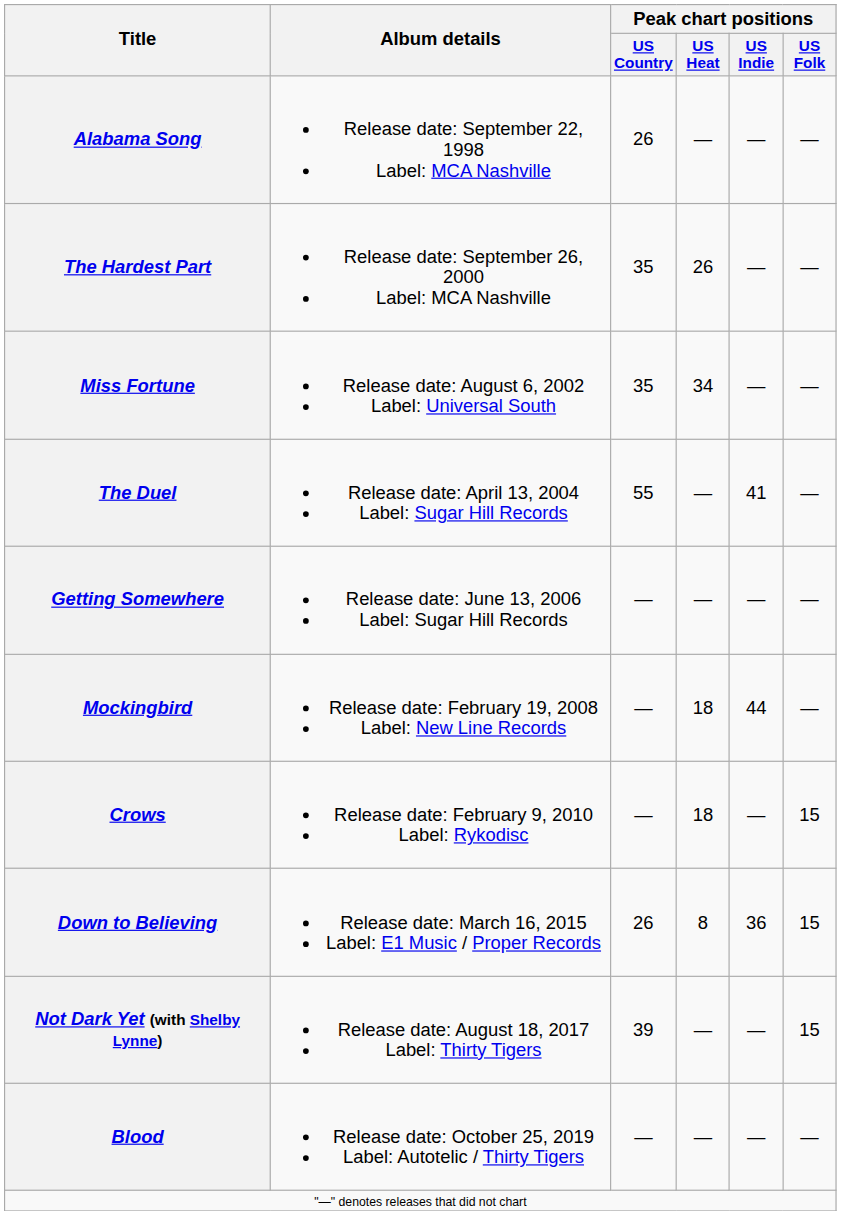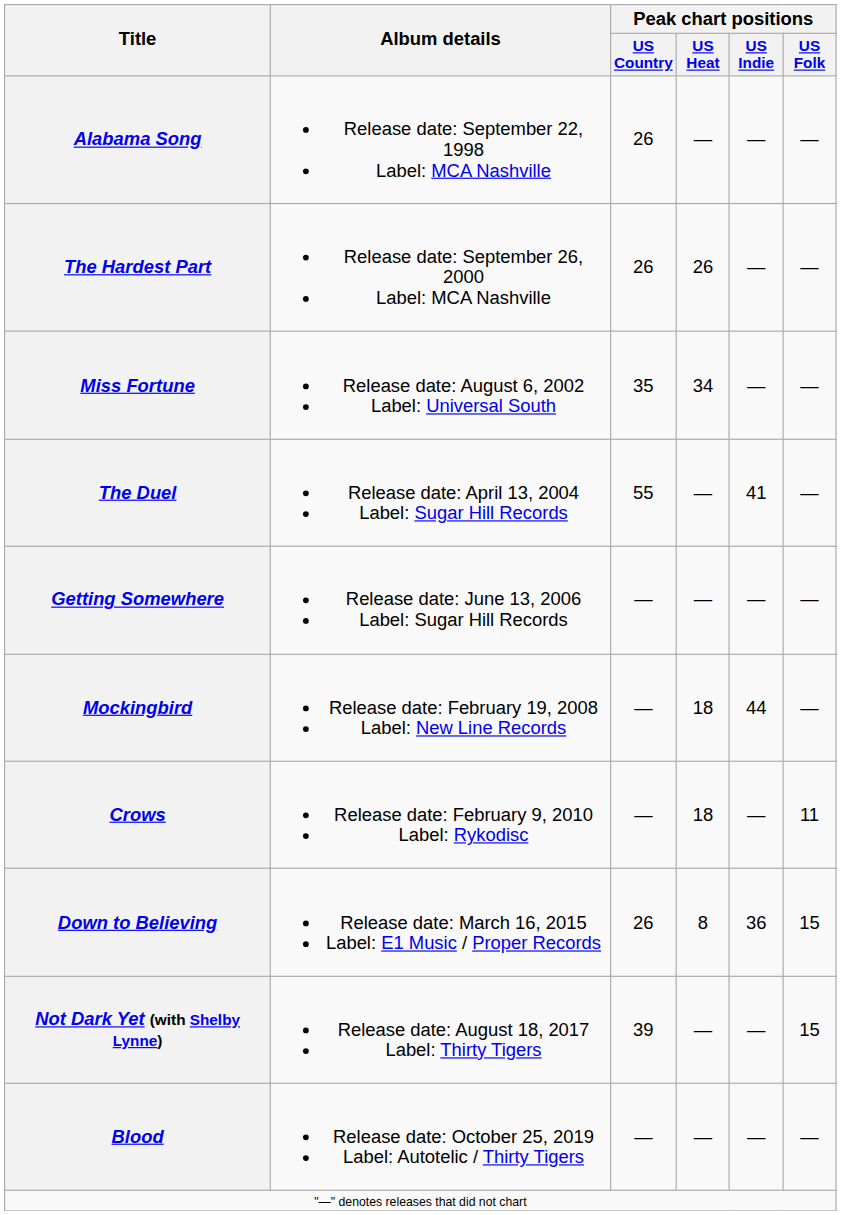(643, 267) 35 -> (643, 267) 26
(809, 814) 15 -> (809, 814) 11
